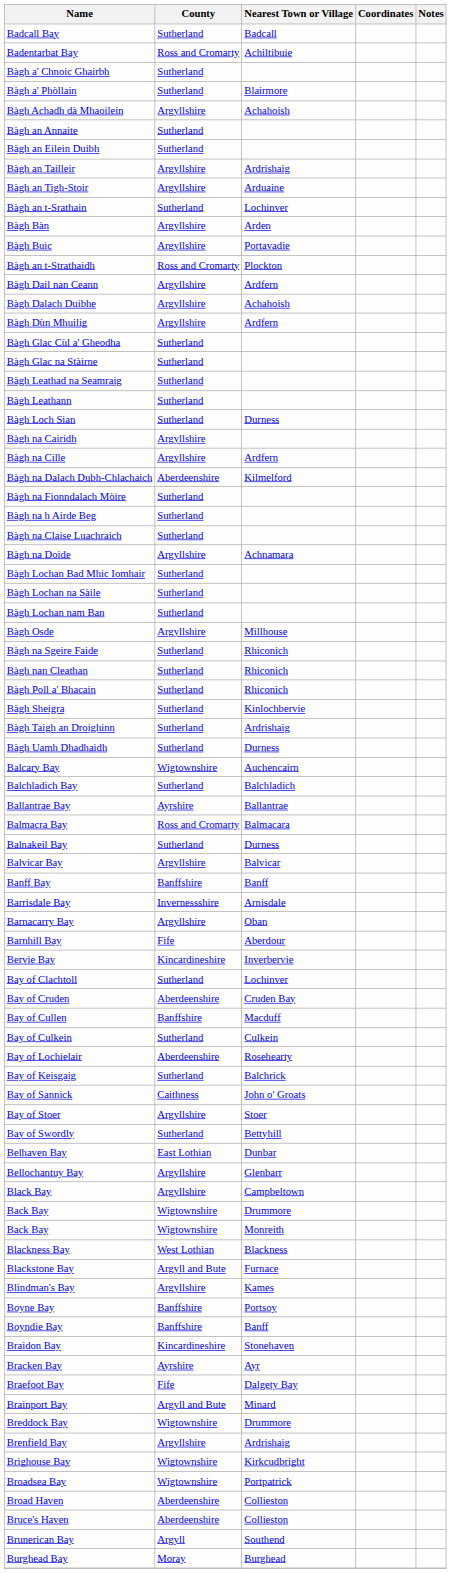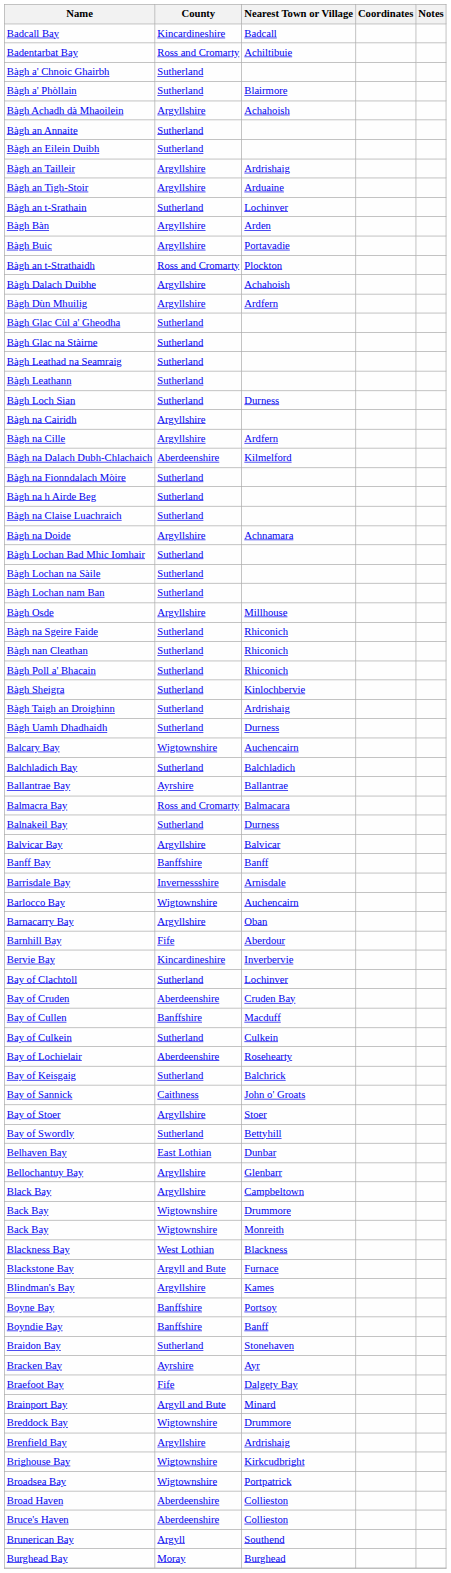(180, 33) Sutherland -> (191, 33) Kincardineshire
- row: (52, 284)
+ row: (36, 902)
(191, 1346) Kincardineshire -> (180, 1346) Sutherland
